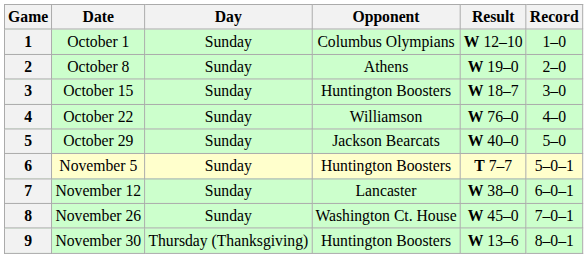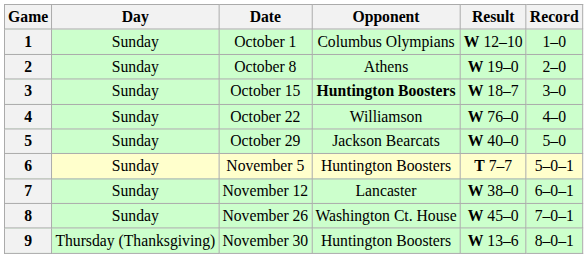columns swapped: (98, 16) <-> (228, 16)
(386, 91) normal -> (386, 91) bold
